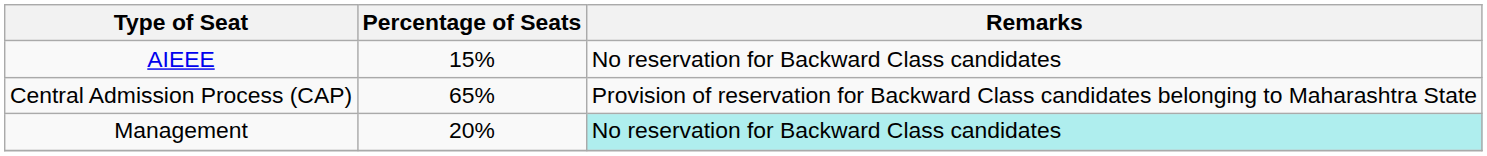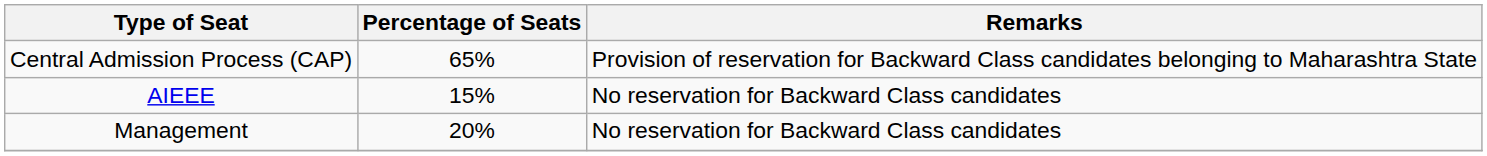rows swapped: (181, 95) <-> (181, 58)
(826, 131) paleturquoise background -> (826, 131) no background
